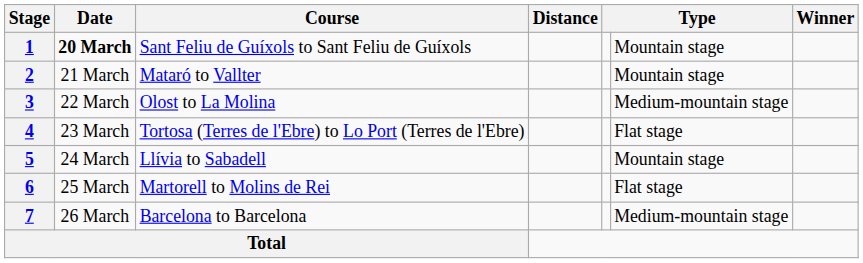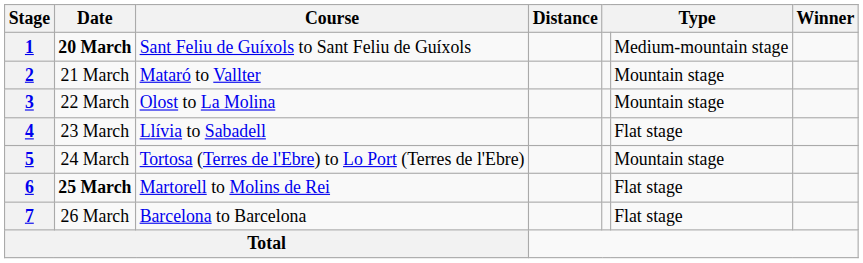(669, 46) Mountain stage -> (701, 46) Medium-mountain stage
(701, 103) Medium-mountain stage -> (669, 103) Mountain stage
(332, 131) Tortosa (Terres de l'Ebre) to Lo Port (Terres de l'Ebre) -> (203, 131) Llívia to Sabadell
(203, 159) Llívia to Sabadell -> (332, 159) Tortosa (Terres de l'Ebre) to Lo Port (Terres de l'Ebre)
(95, 187) normal -> (95, 187) bold
(701, 215) Medium-mountain stage -> (648, 215) Flat stage
